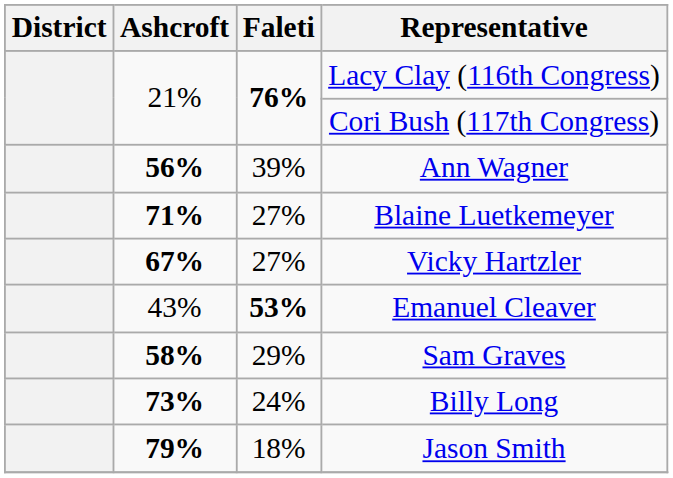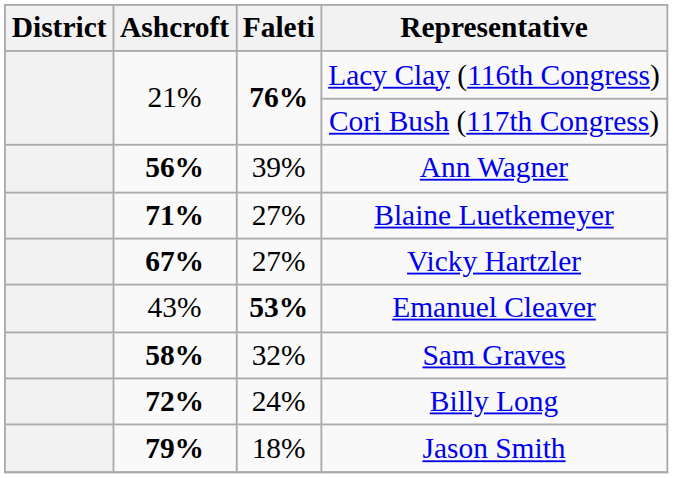(279, 354) 29% -> (279, 354) 32%
(175, 401) 73% -> (175, 401) 72%
